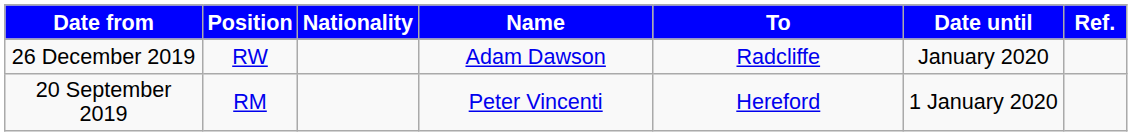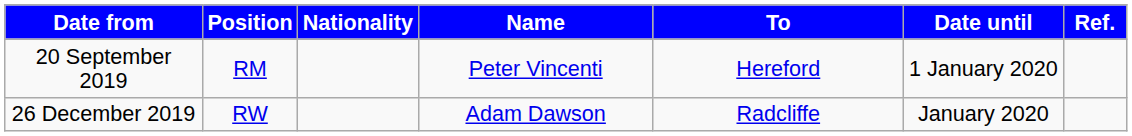rows swapped: (104, 102) <-> (104, 56)
